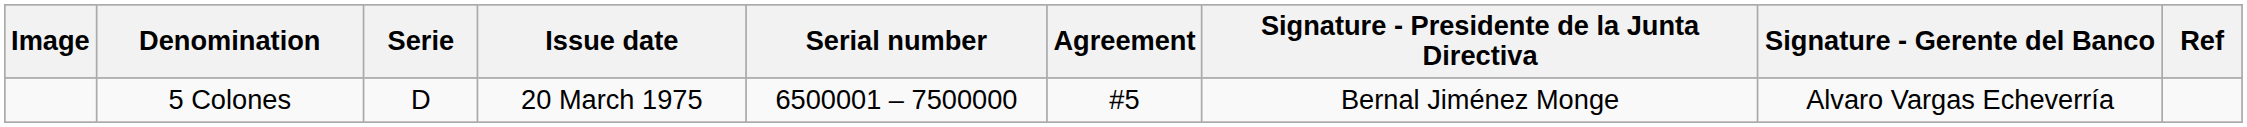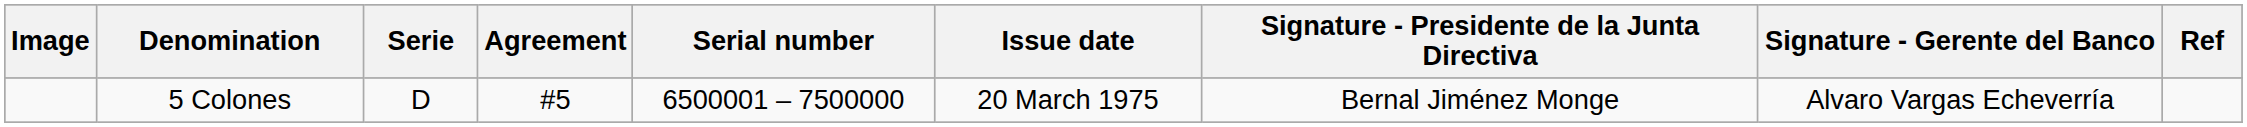columns swapped: (612, 41) <-> (1124, 41)
